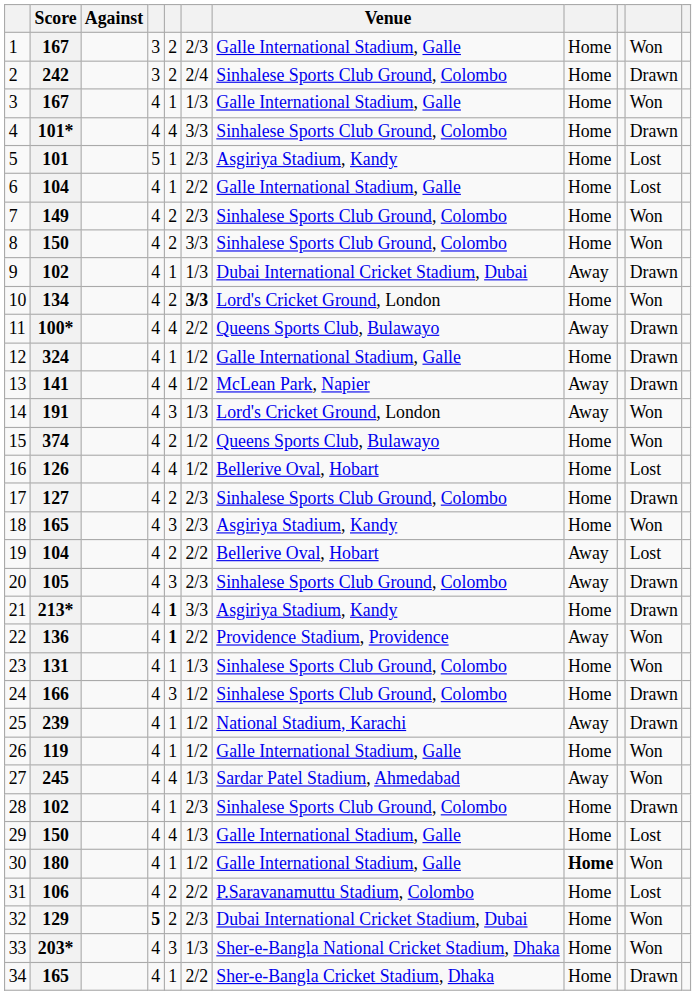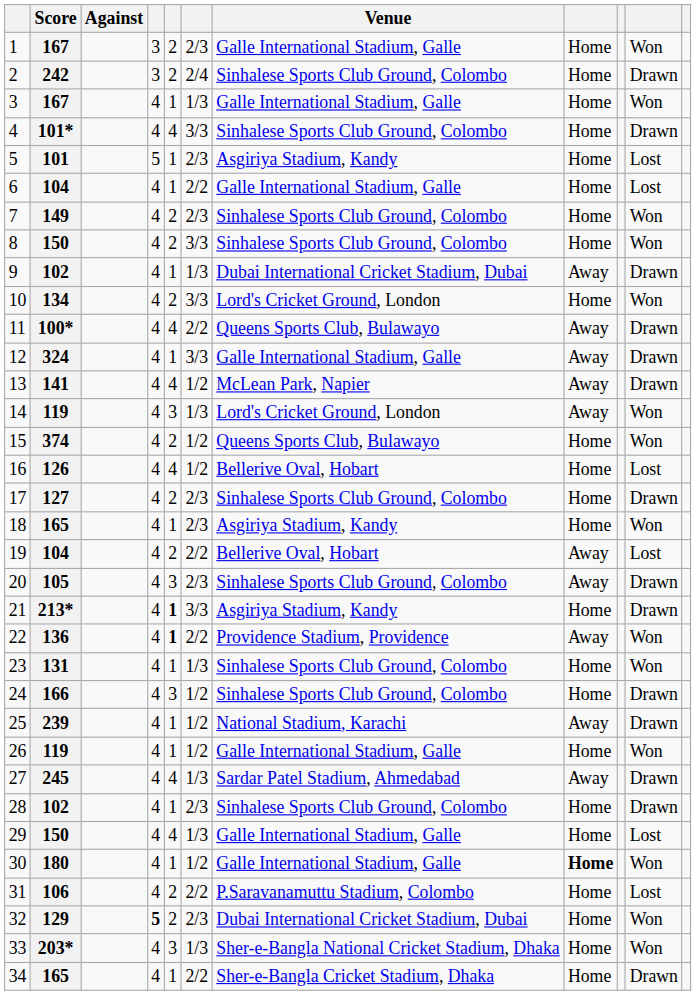(197, 300) bold -> (197, 300) normal
(197, 356) 1/2 -> (197, 356) 3/3
(590, 356) Home -> (588, 356) Away
(56, 412) 191 -> (56, 412) 119
(173, 525) 3 -> (173, 525) 1
(646, 779) Won -> (654, 779) Drawn
